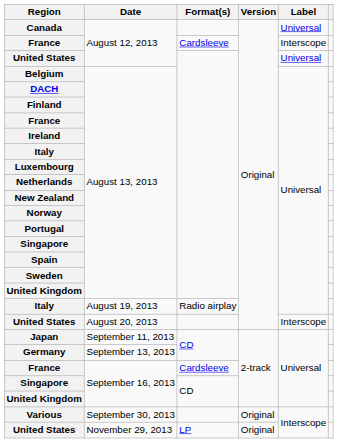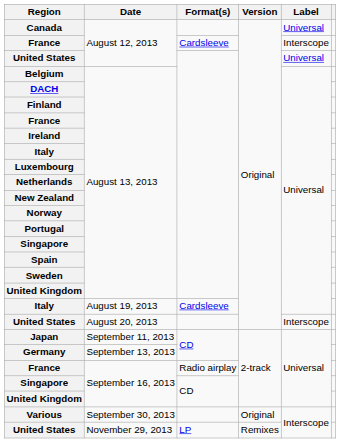(208, 306) Radio airplay -> (204, 306) Cardsleeve
(204, 368) Cardsleeve -> (208, 368) Radio airplay
(258, 430) Original -> (260, 430) Remixes
